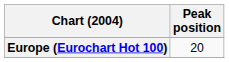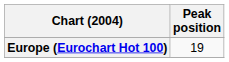(197, 47) 20 -> (197, 47) 19
